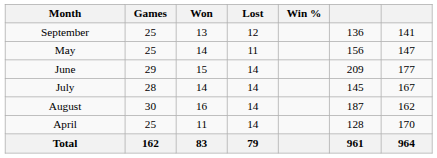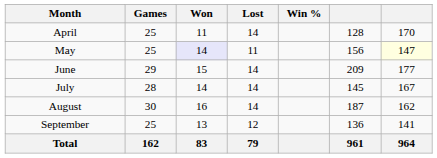rows swapped: (65, 125) <-> (65, 32)
(202, 50) no background -> (202, 50) lavender background
(406, 50) no background -> (406, 50) lightyellow background
